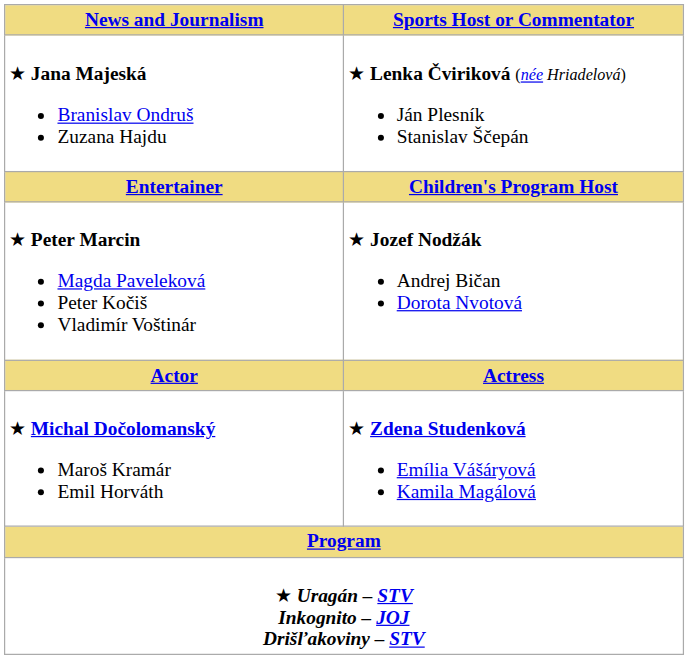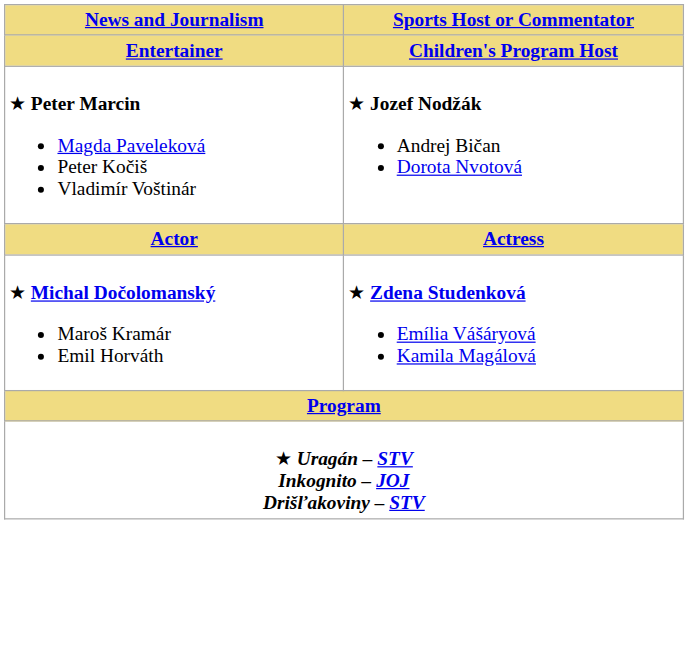- row: (174, 105)
